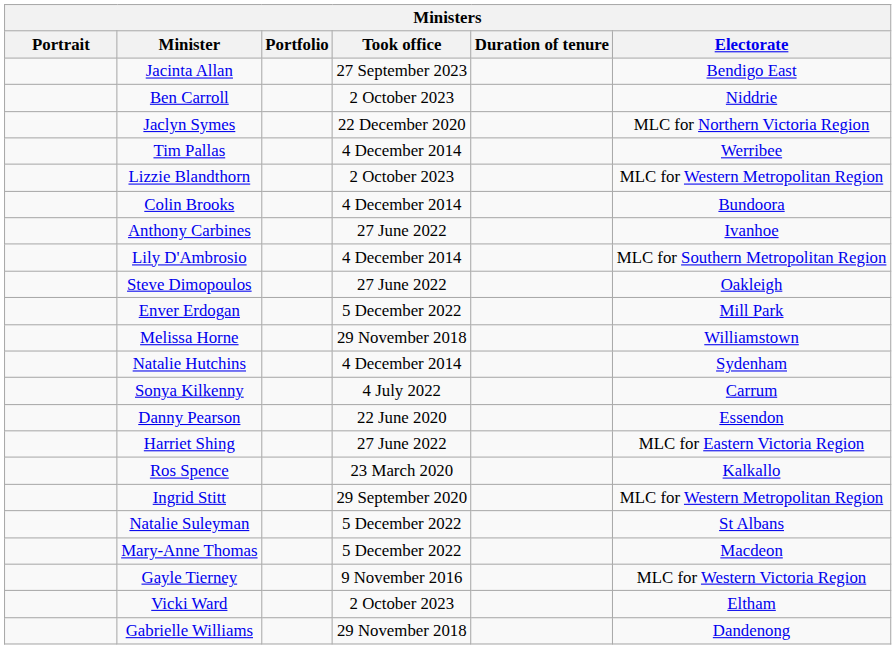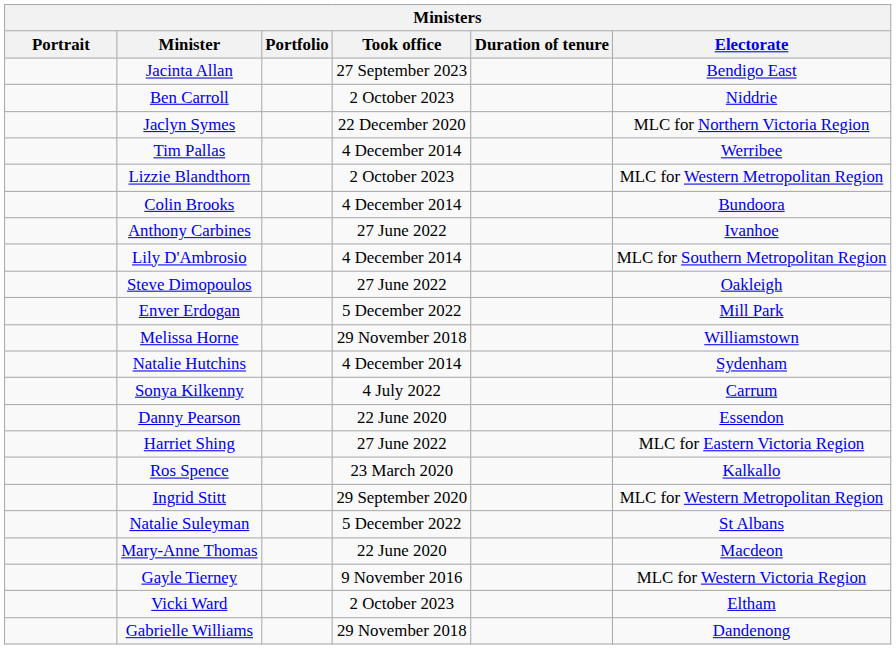(402, 550) 5 December 2022 -> (402, 550) 22 June 2020
